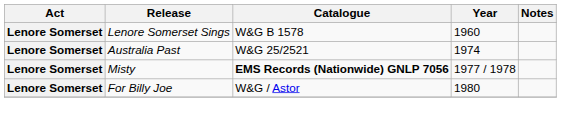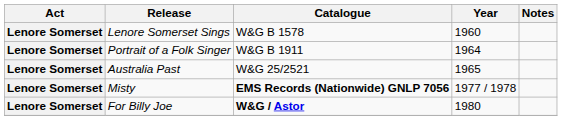+ row: (169, 50)
(467, 50) 1974 -> (468, 69) 1965
(267, 87) normal -> (270, 106) bold
